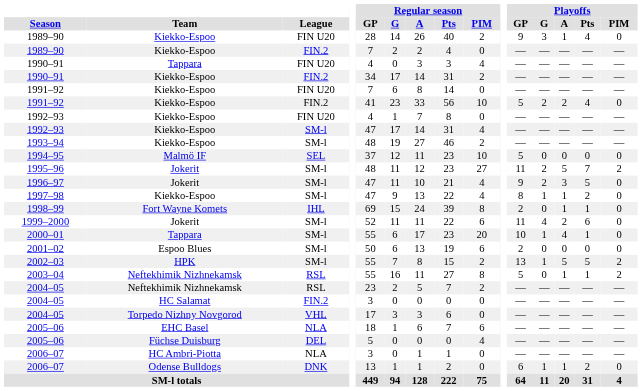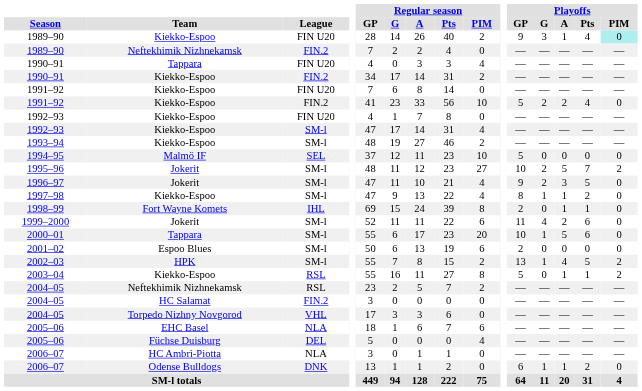(619, 37) no background -> (619, 37) paleturquoise background
(185, 50) Kiekko-Espoo -> (185, 50) Neftekhimik Nizhnekamsk
(521, 169) 11 -> (521, 169) 10
(564, 235) 4 -> (564, 235) 5
(587, 235) 1 -> (587, 235) 6
(564, 261) 5 -> (564, 261) 4
(185, 274) Neftekhimik Nizhnekamsk -> (185, 274) Kiekko-Espoo
